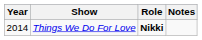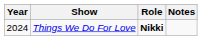(17, 27) 2014 -> (17, 27) 2024
